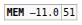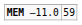(69, 12) 51 -> (69, 12) 59
